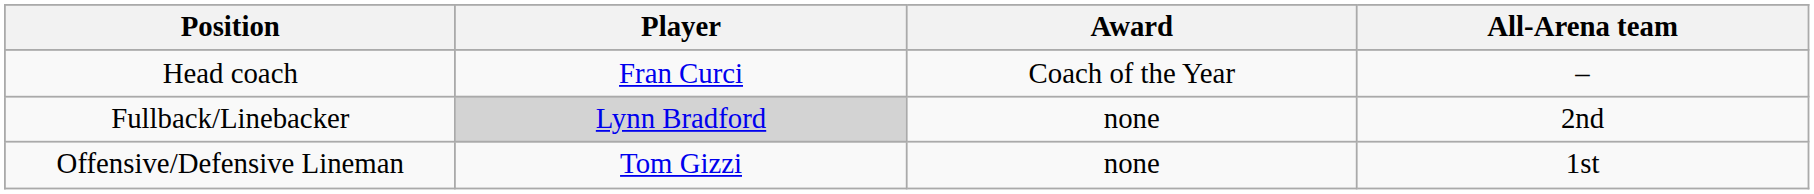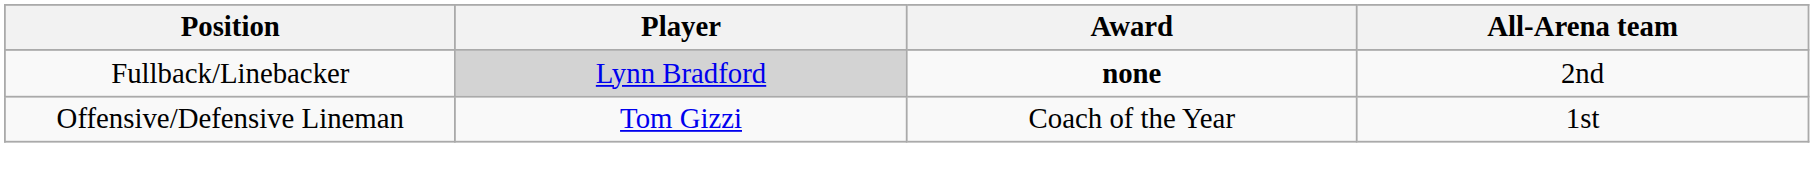- row: (230, 73)
(1132, 118) normal -> (1132, 73) bold
(1132, 164) none -> (1132, 118) Coach of the Year
